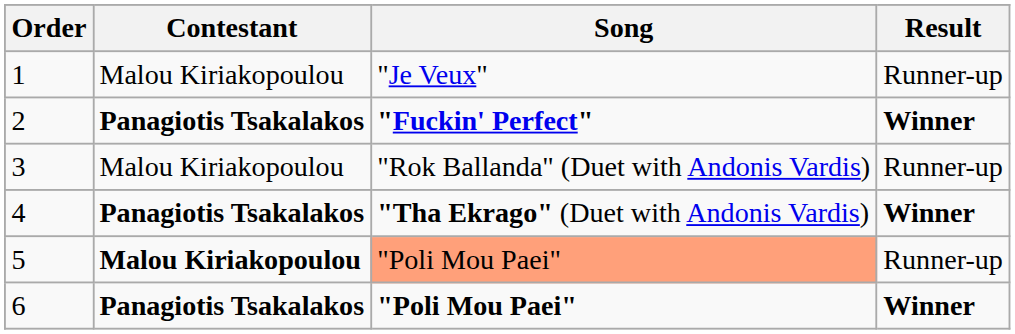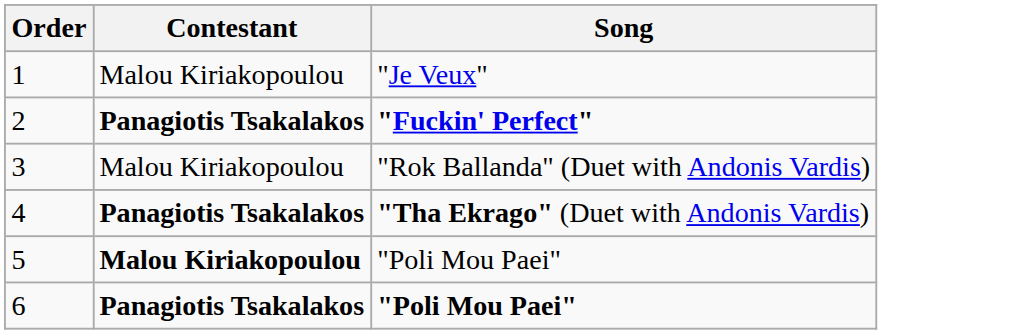- column: (943, 27)
(469, 259) lightsalmon background -> (469, 259) no background
